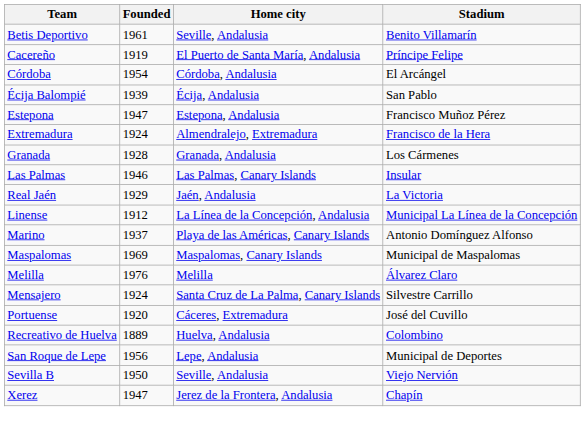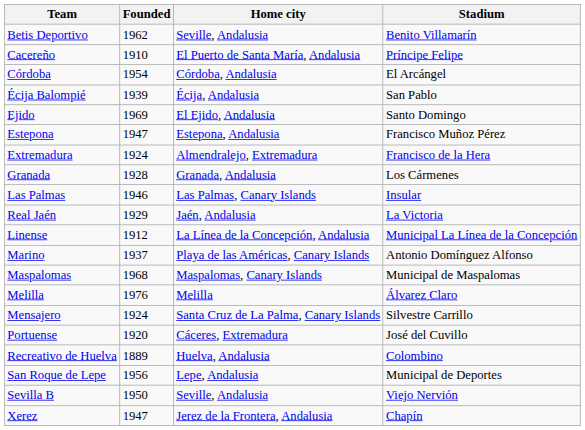(135, 34) 1961 -> (135, 34) 1962
(135, 54) 1919 -> (135, 54) 1910
+ row: (21, 114)
(135, 255) 1969 -> (135, 275) 1968
